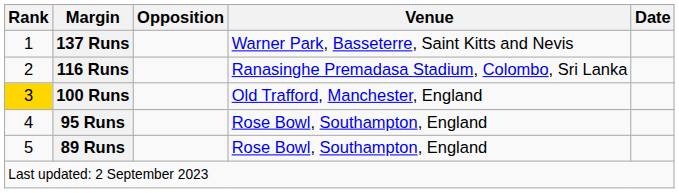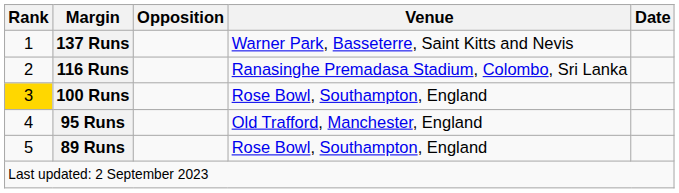(357, 95) Old Trafford, Manchester, England -> (359, 95) Rose Bowl, Southampton, England
(359, 122) Rose Bowl, Southampton, England -> (357, 122) Old Trafford, Manchester, England
